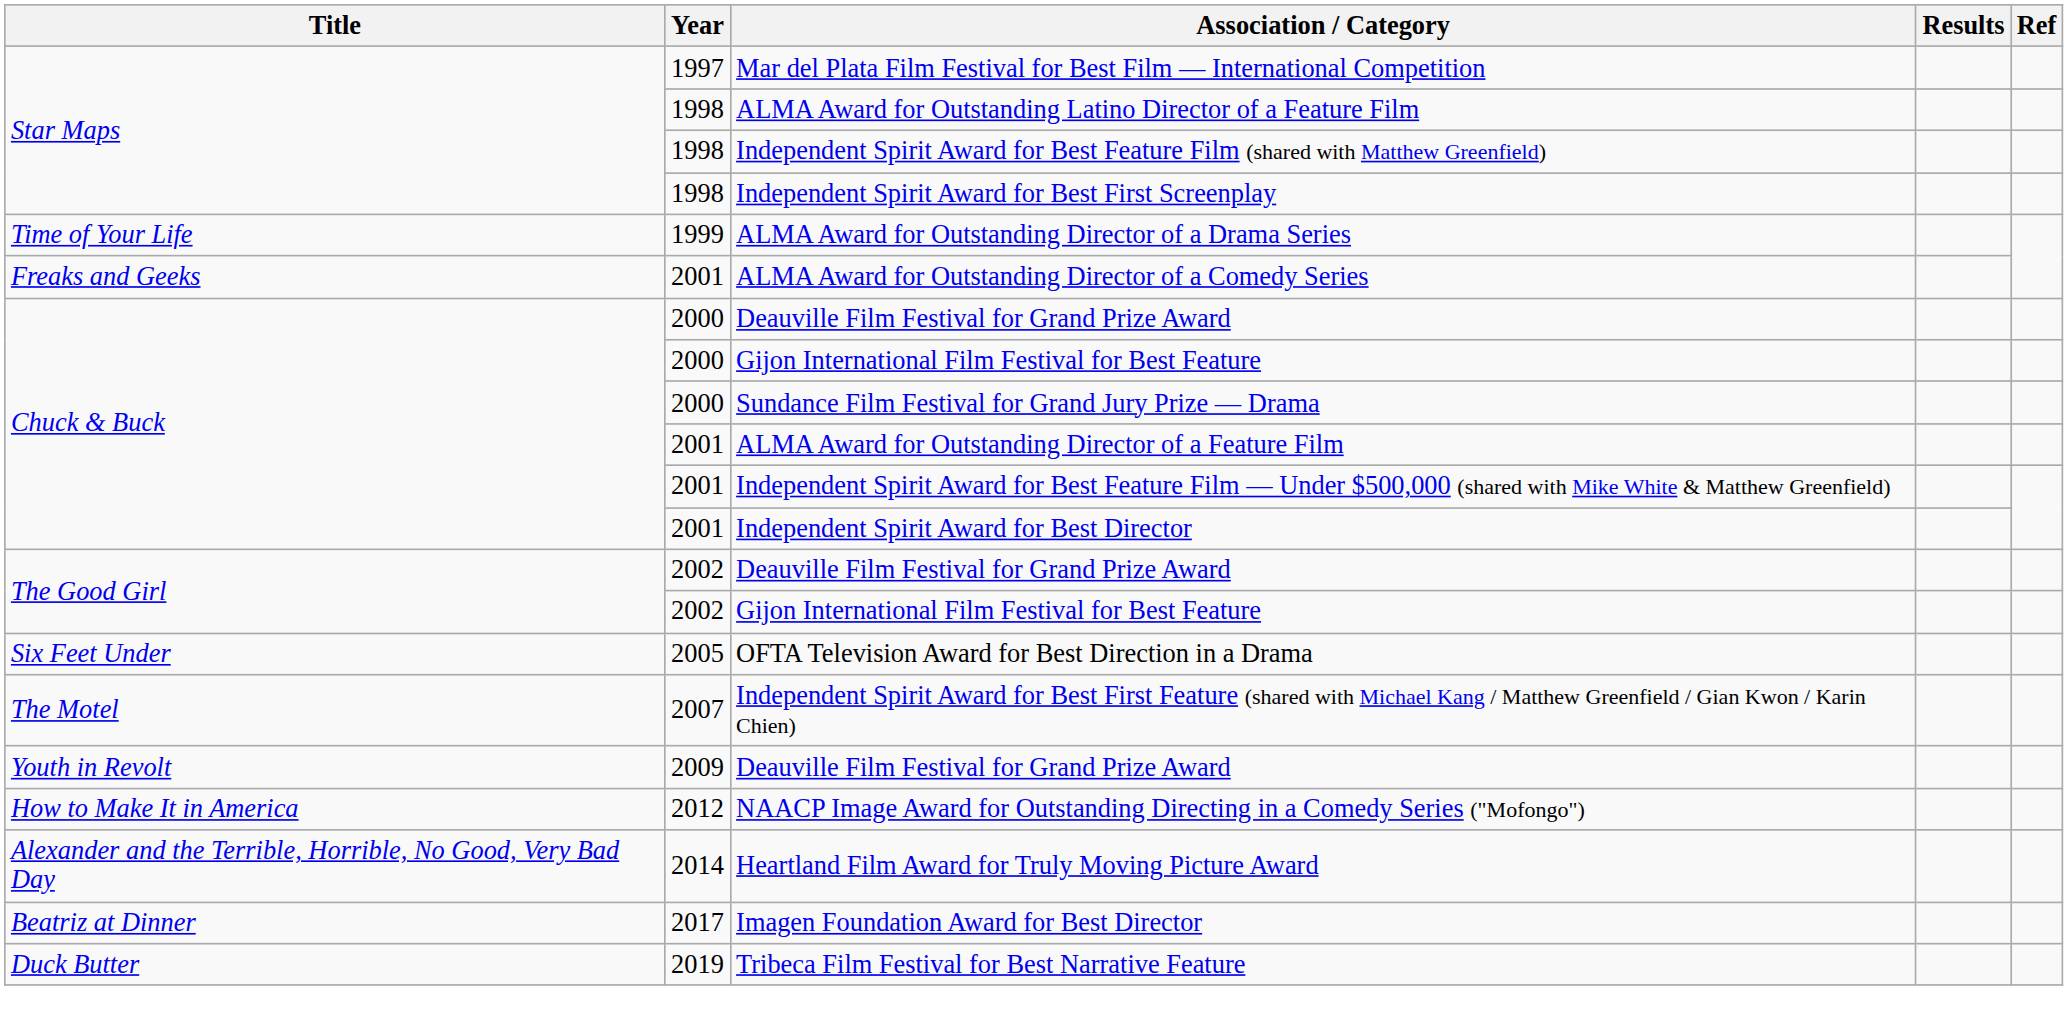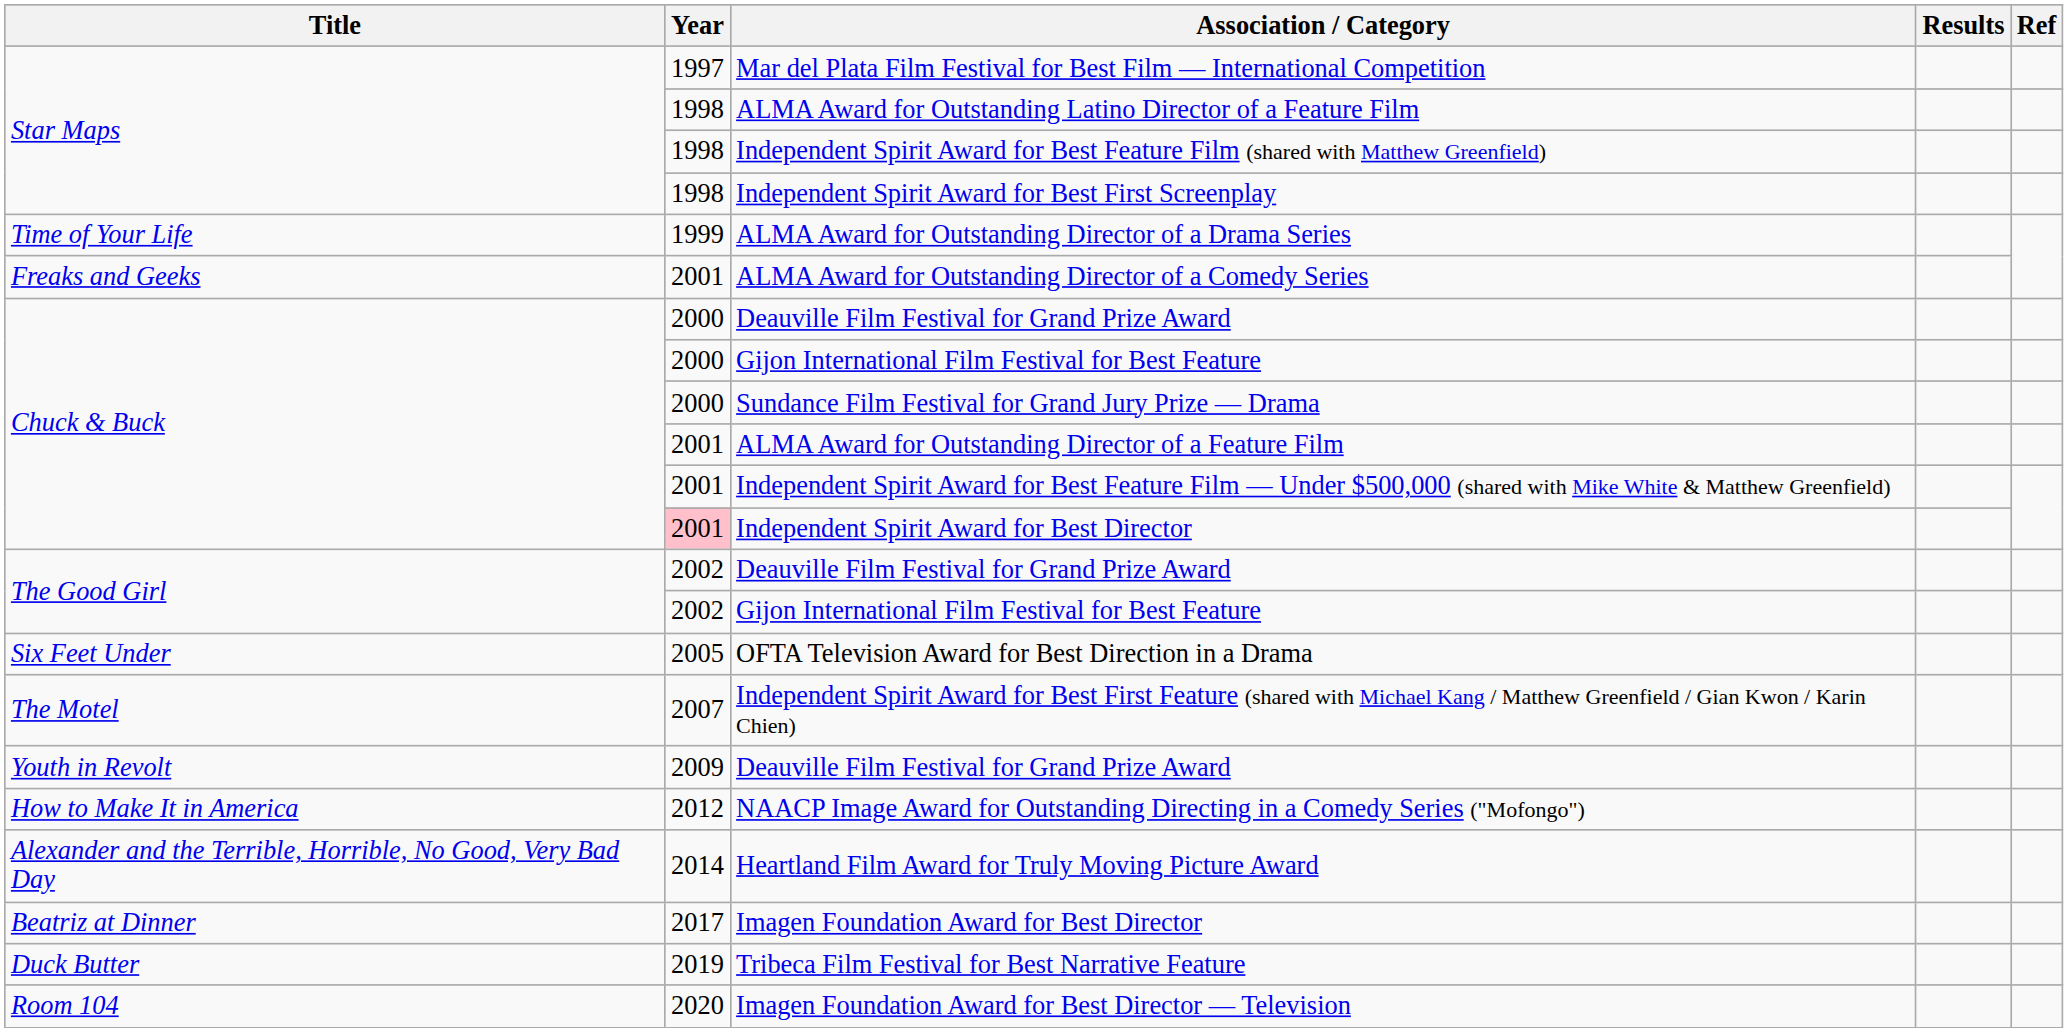(698, 527) no background -> (698, 527) pink background
+ row: (65, 1005)
